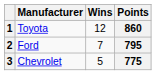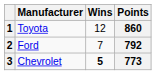(133, 45) 795 -> (133, 45) 792
(100, 61) normal -> (100, 61) bold
(133, 61) 775 -> (133, 61) 773
